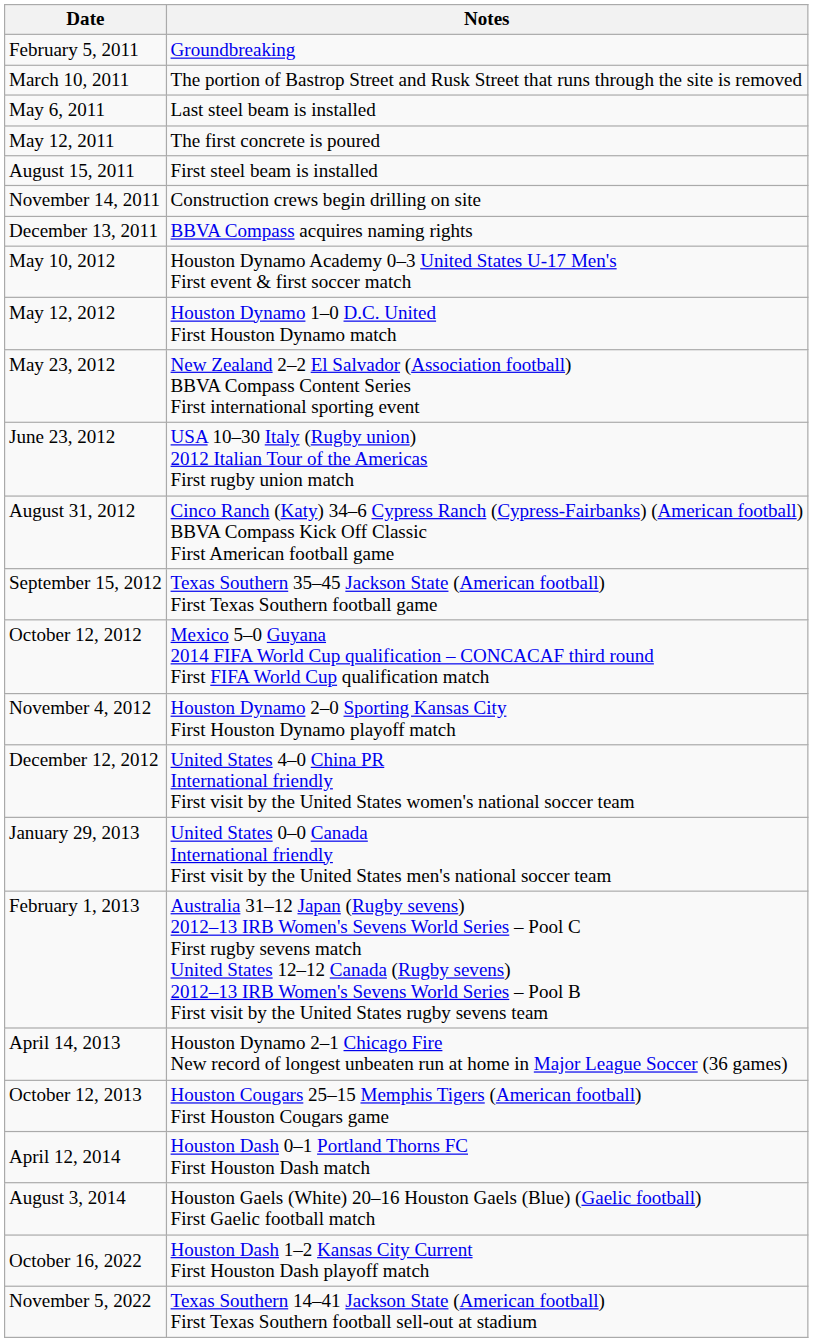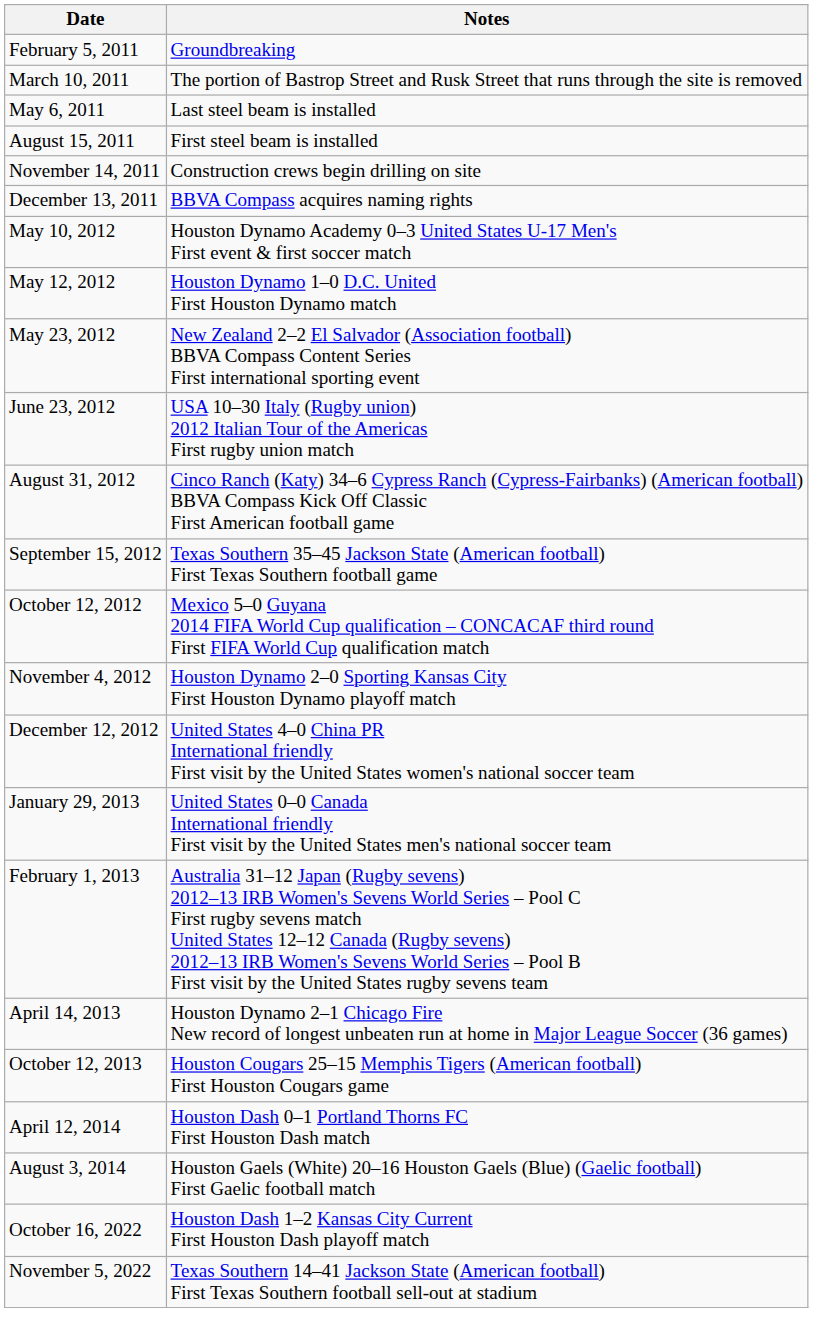- row: (62, 140)
